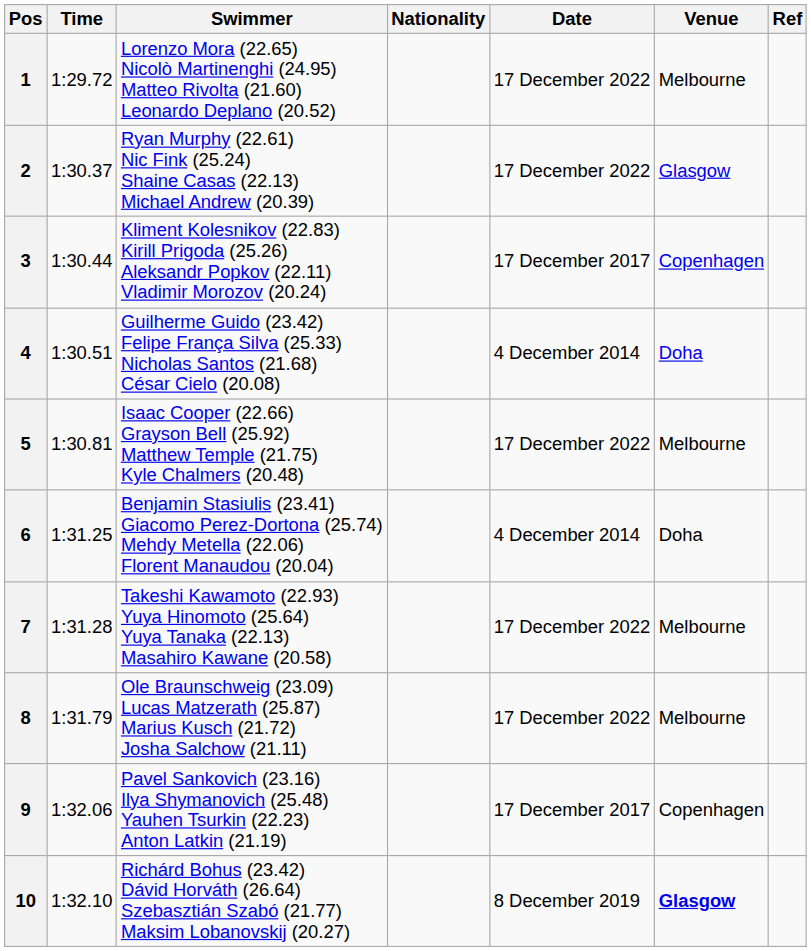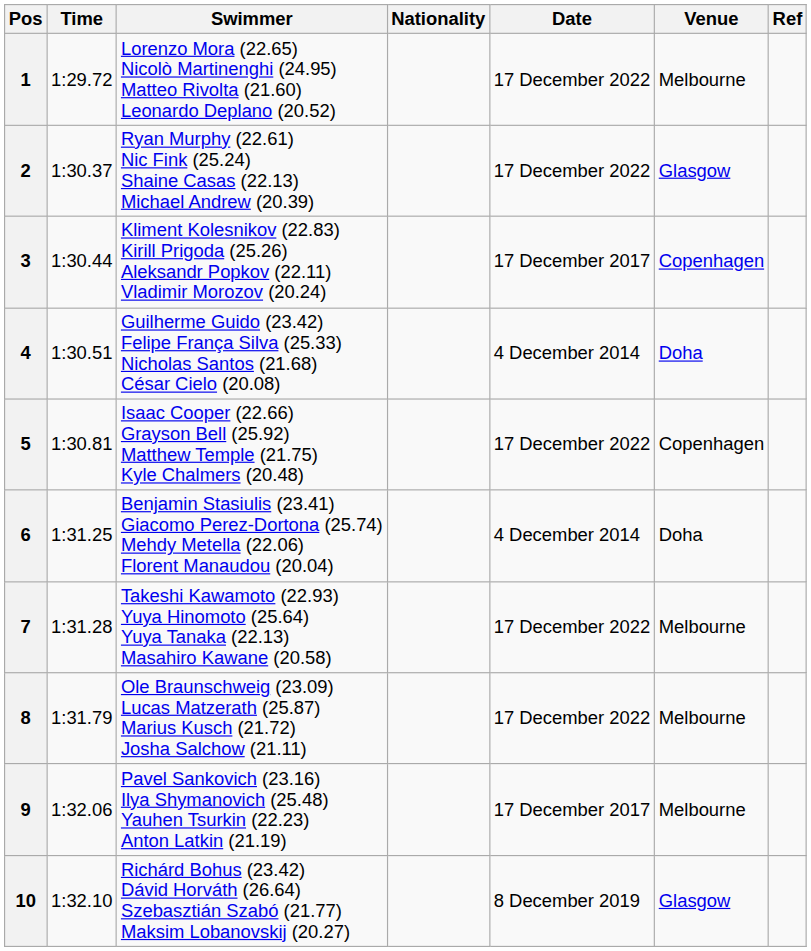(702, 444) Melbourne -> (711, 444) Copenhagen
(711, 809) Copenhagen -> (702, 809) Melbourne
(697, 900) bold -> (695, 900) normal
